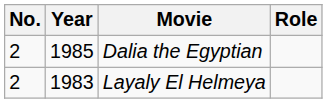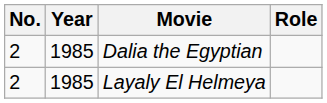(72, 82) 1983 -> (72, 82) 1985
